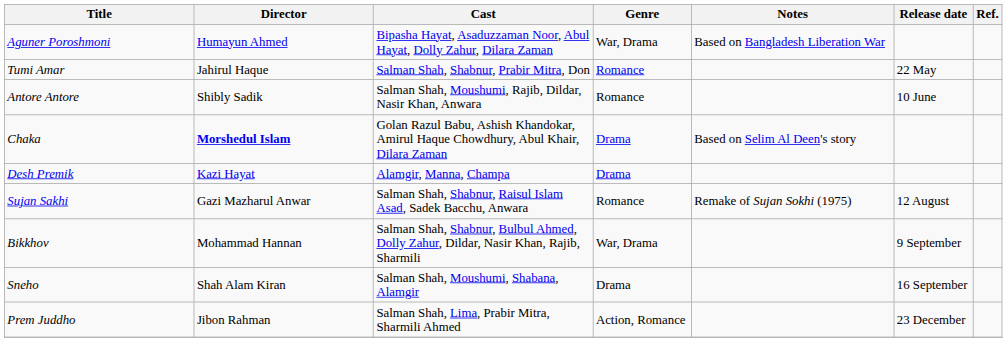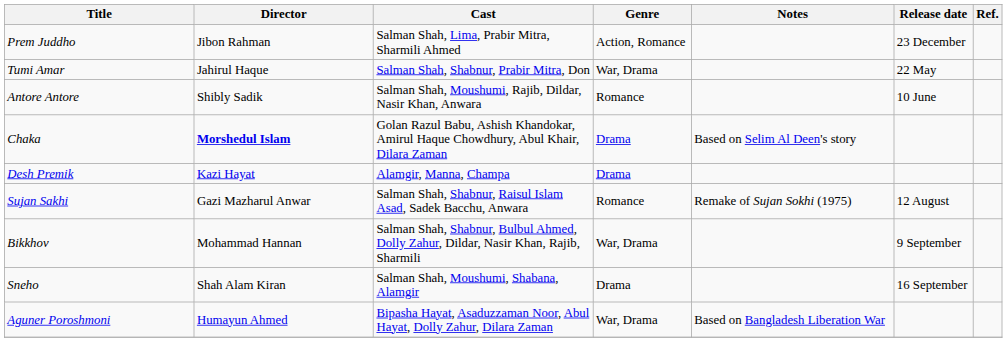rows swapped: (59, 42) <-> (41, 319)
(620, 69) Romance -> (627, 69) War, Drama
